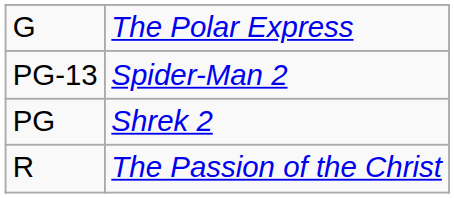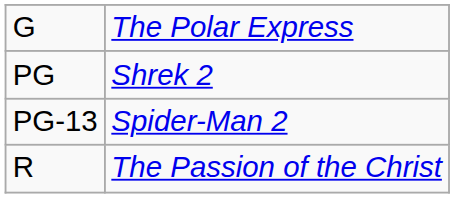rows swapped: (34, 121) <-> (55, 74)
